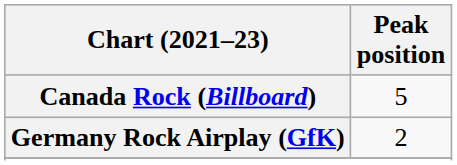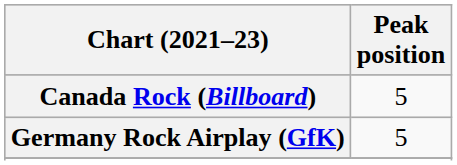(401, 137) 2 -> (401, 137) 5
